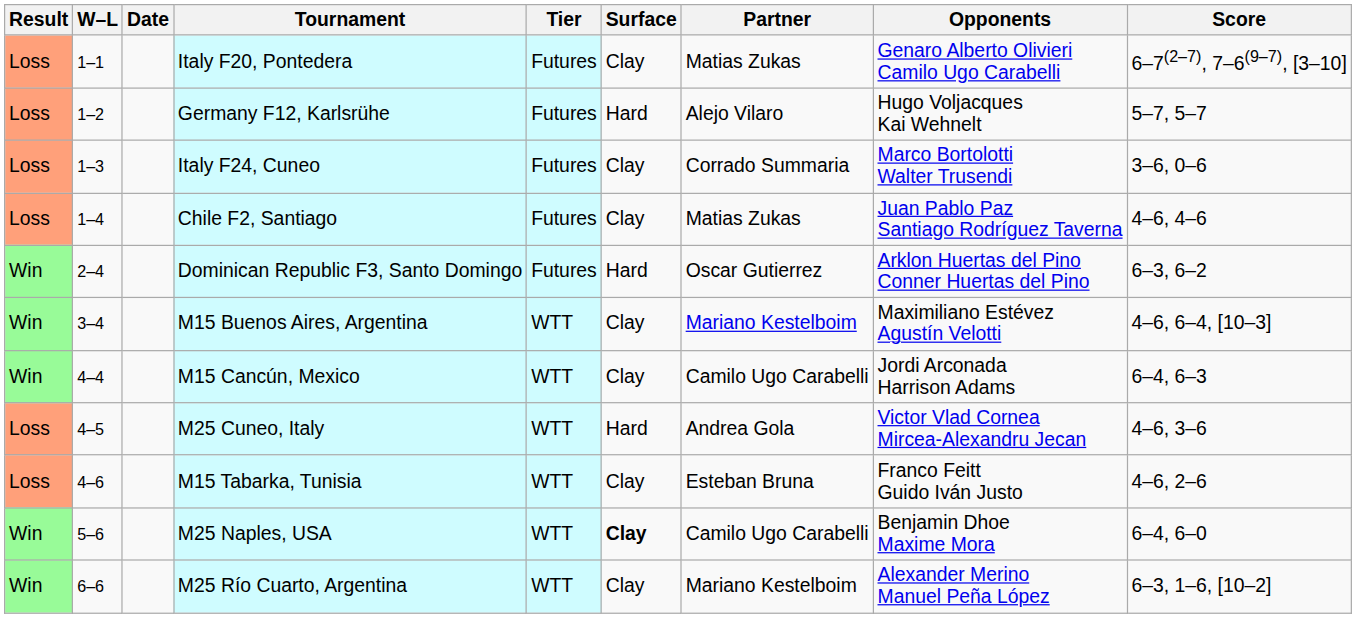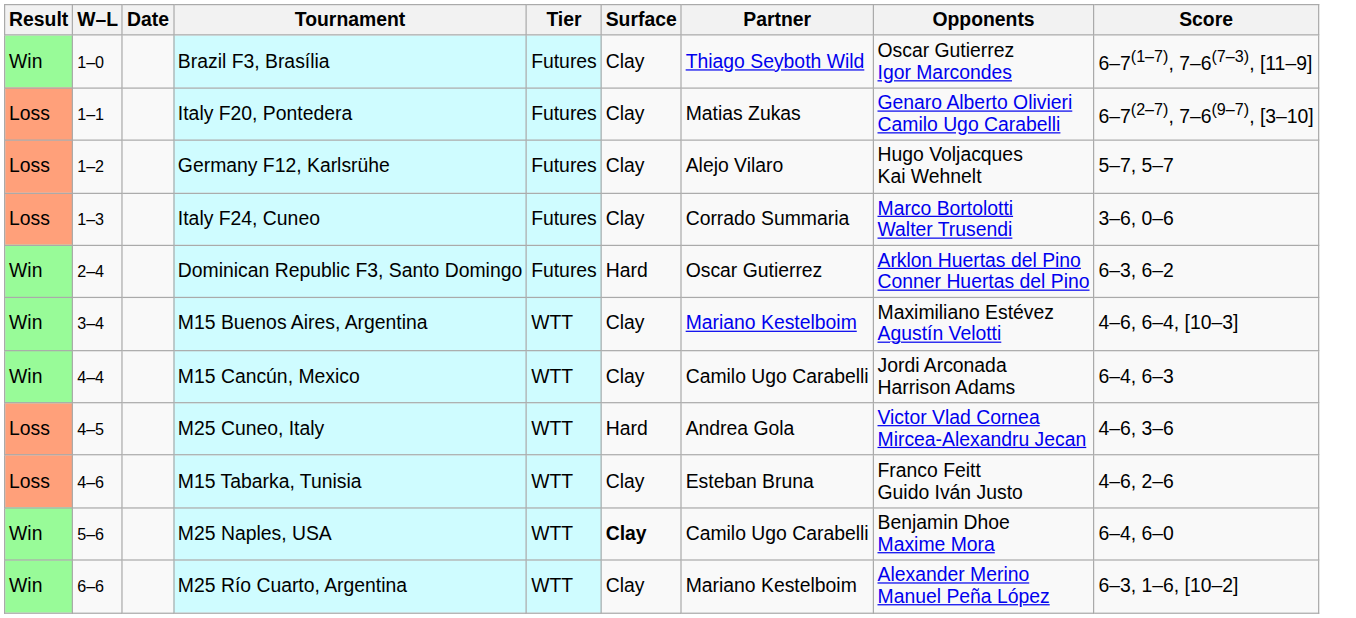+ row: (254, 61)
(627, 113) Hard -> (625, 166) Clay
- row: (258, 218)
